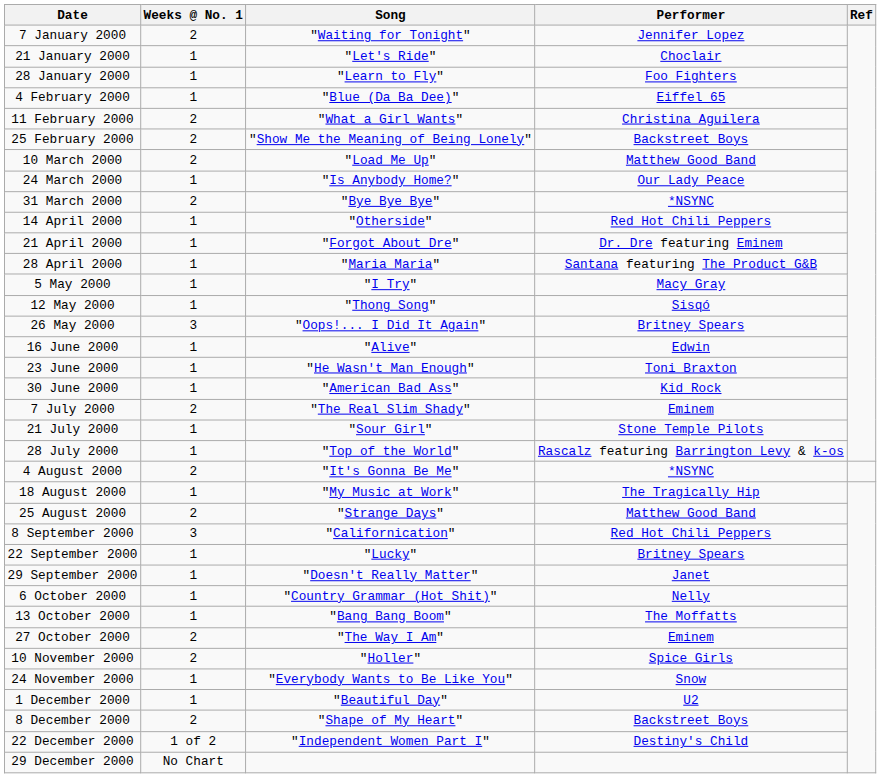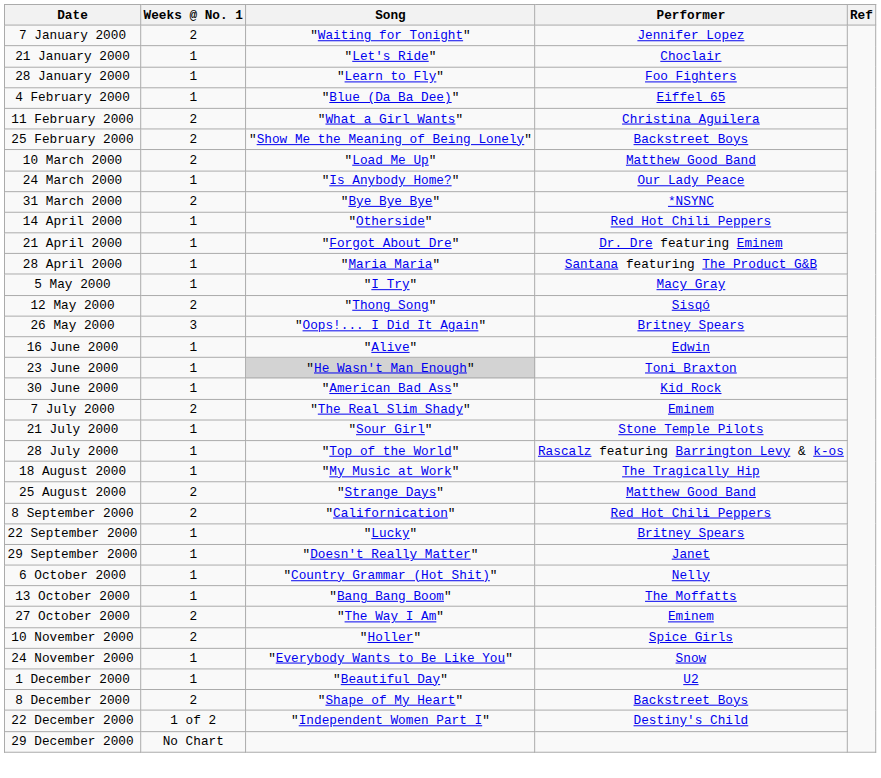(193, 306) 1 -> (193, 306) 2
(390, 368) no background -> (390, 368) lightgrey background
- row: (73, 472)
(193, 534) 3 -> (193, 513) 2
